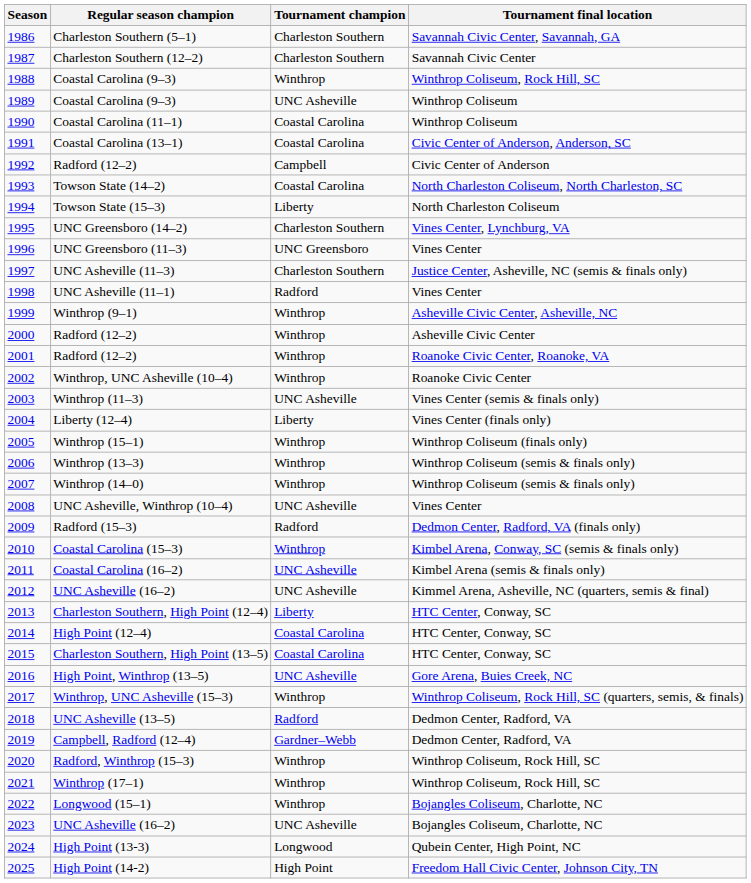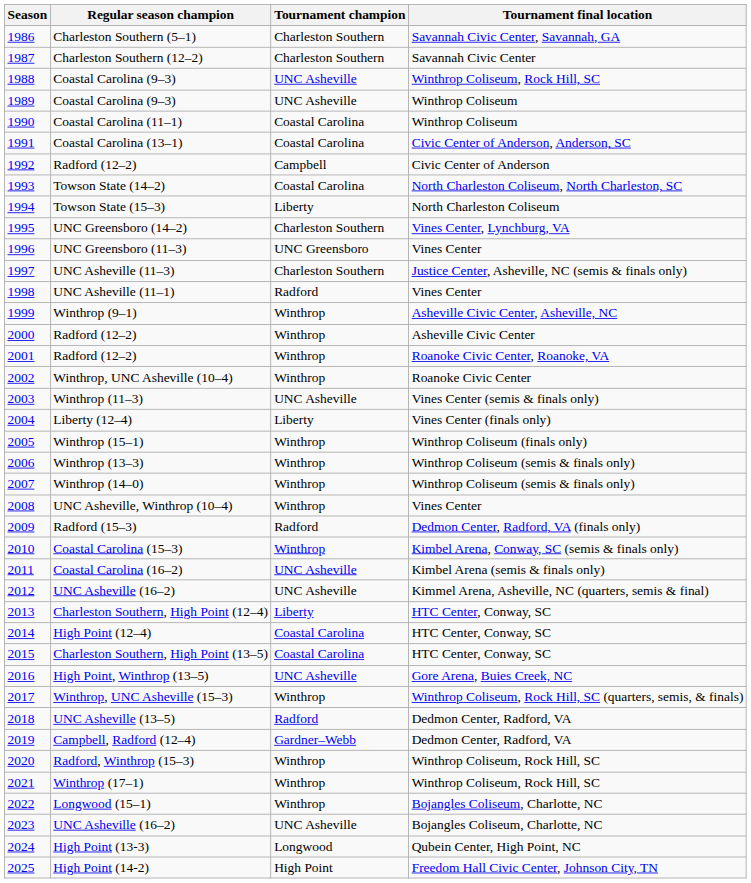(300, 79) Winthrop -> (315, 79) UNC Asheville
(315, 505) UNC Asheville -> (300, 505) Winthrop
